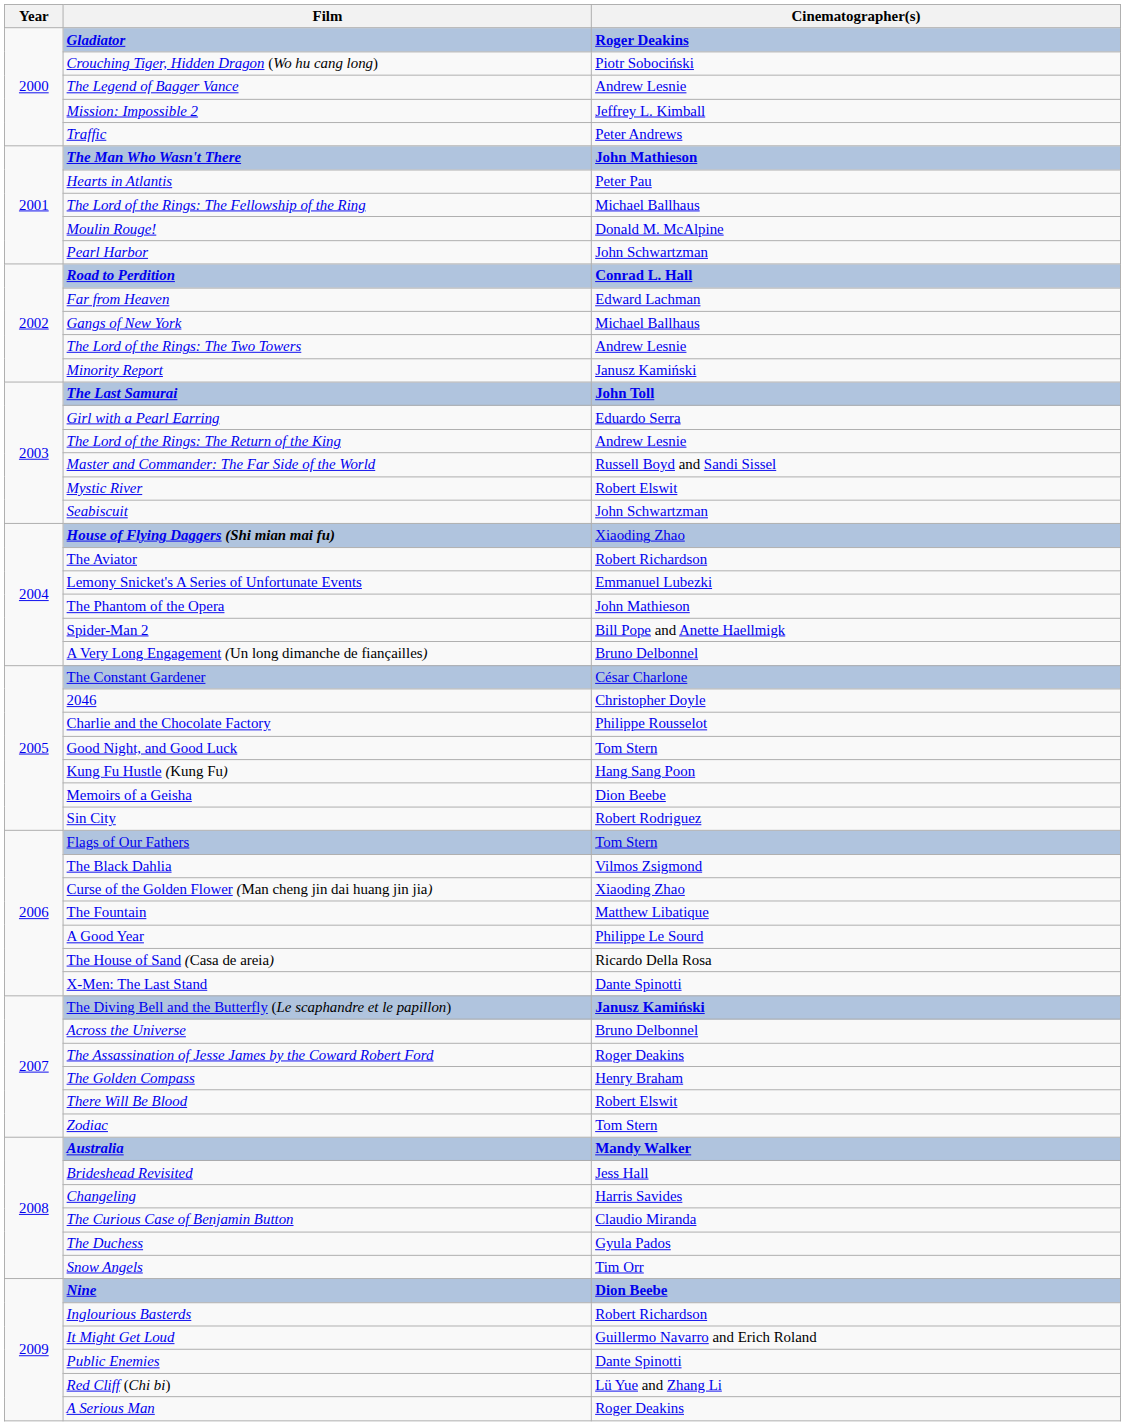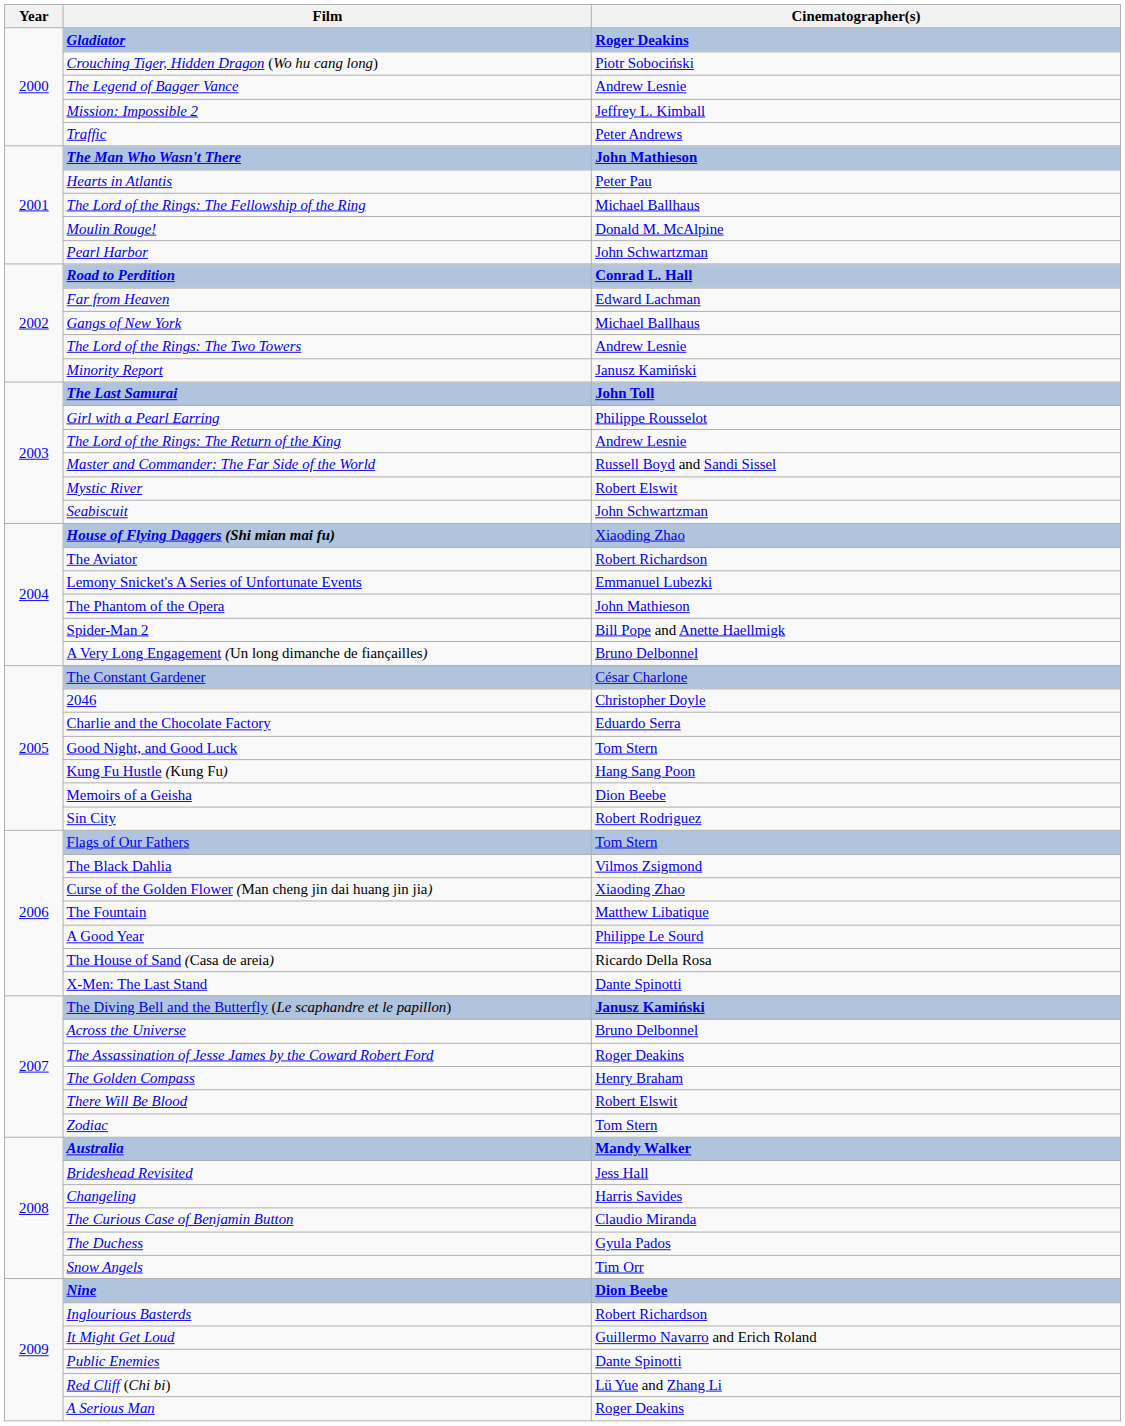(638, 417) Eduardo Serra -> (651, 417) Philippe Rousselot
(651, 724) Philippe Rousselot -> (638, 724) Eduardo Serra
